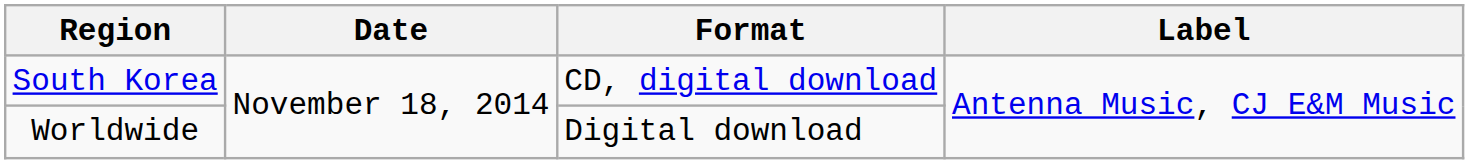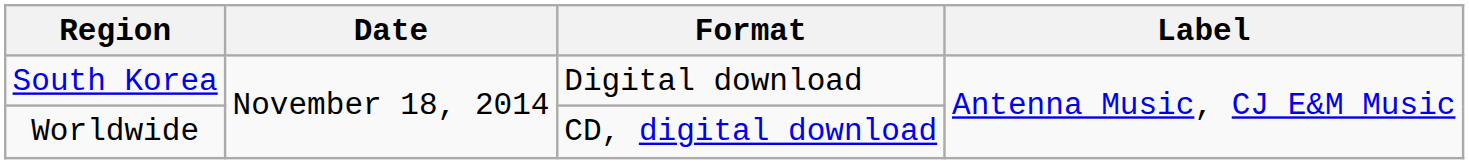(751, 81) CD, digital download -> (713, 81) Digital download
(713, 132) Digital download -> (751, 132) CD, digital download
